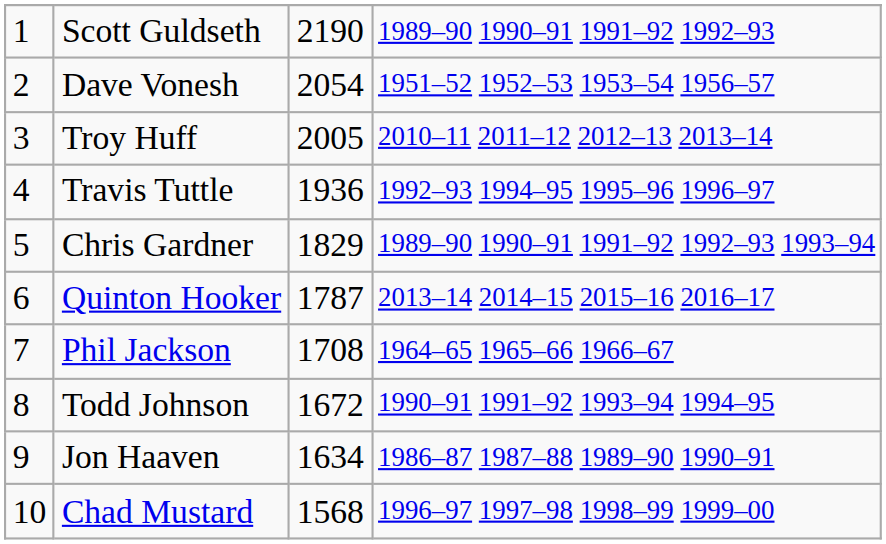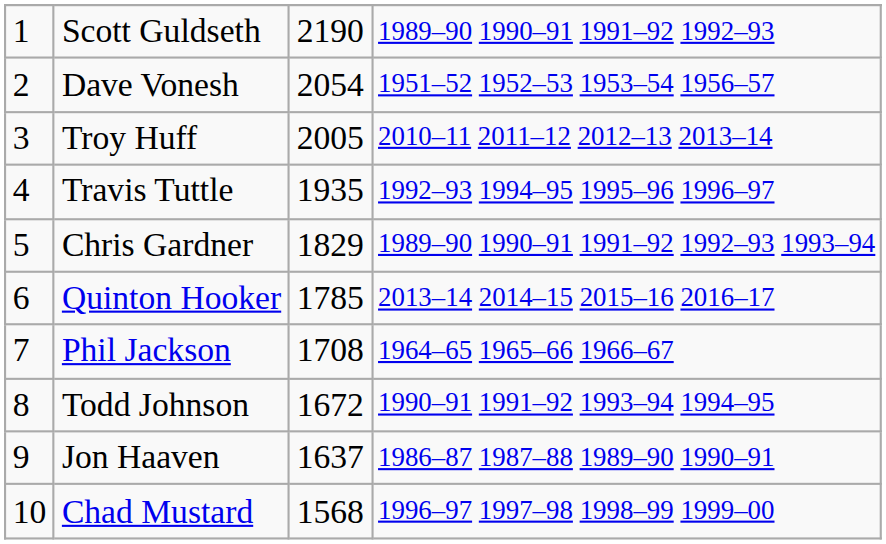(330, 191) 1936 -> (330, 191) 1935
(330, 297) 1787 -> (330, 297) 1785
(330, 457) 1634 -> (330, 457) 1637
